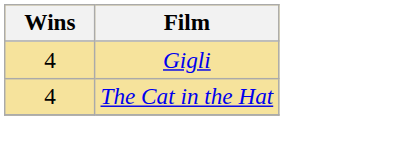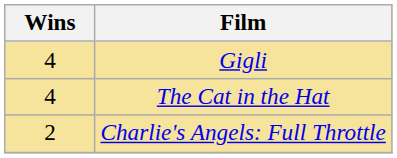+ row: (243, 133)
